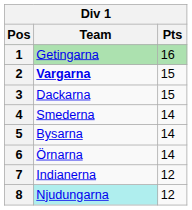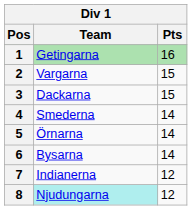(63, 74) bold -> (62, 74) normal
(60, 134) Bysarna -> (60, 134) Örnarna
(60, 154) Örnarna -> (60, 154) Bysarna
